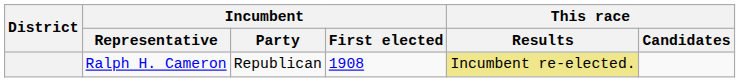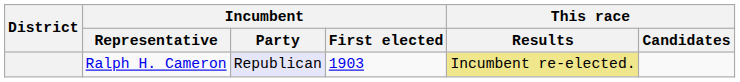(278, 64) no background -> (278, 64) lavender background
(346, 64) 1908 -> (346, 64) 1903
